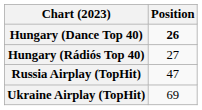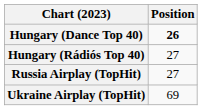(173, 74) 47 -> (173, 74) 27
